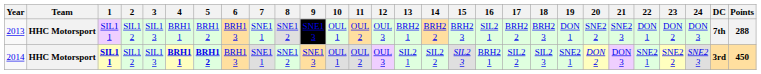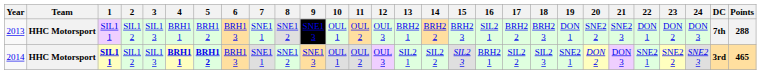(742, 56) 450 -> (742, 56) 465
